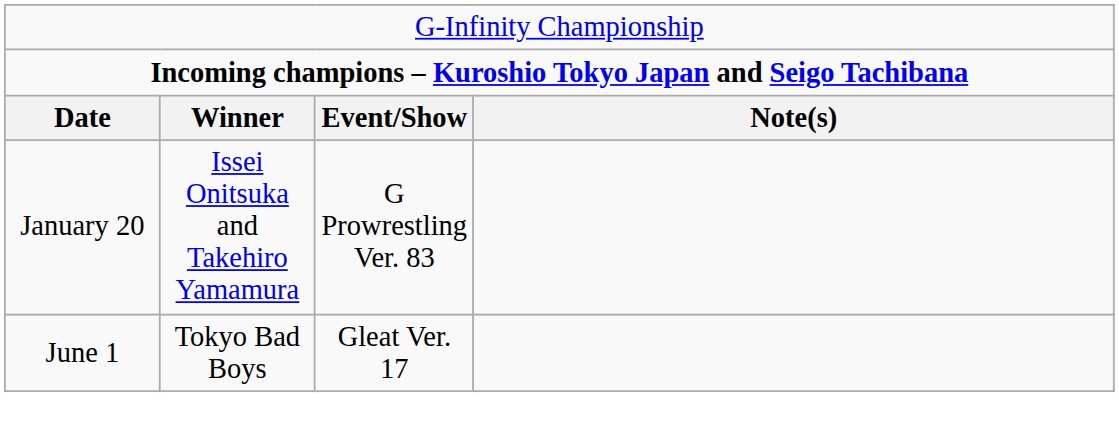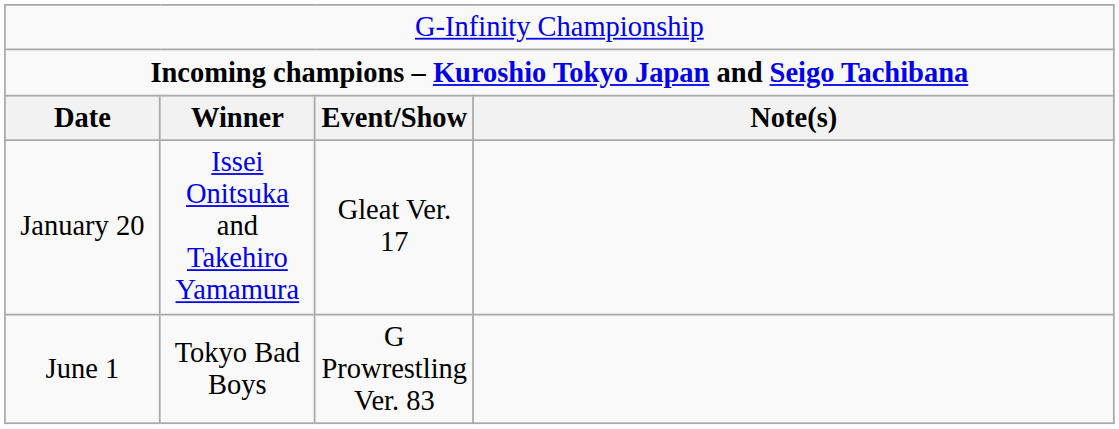(394, 226) G Prowrestling Ver. 83 -> (394, 226) Gleat Ver. 17
(394, 351) Gleat Ver. 17 -> (394, 367) G Prowrestling Ver. 83
